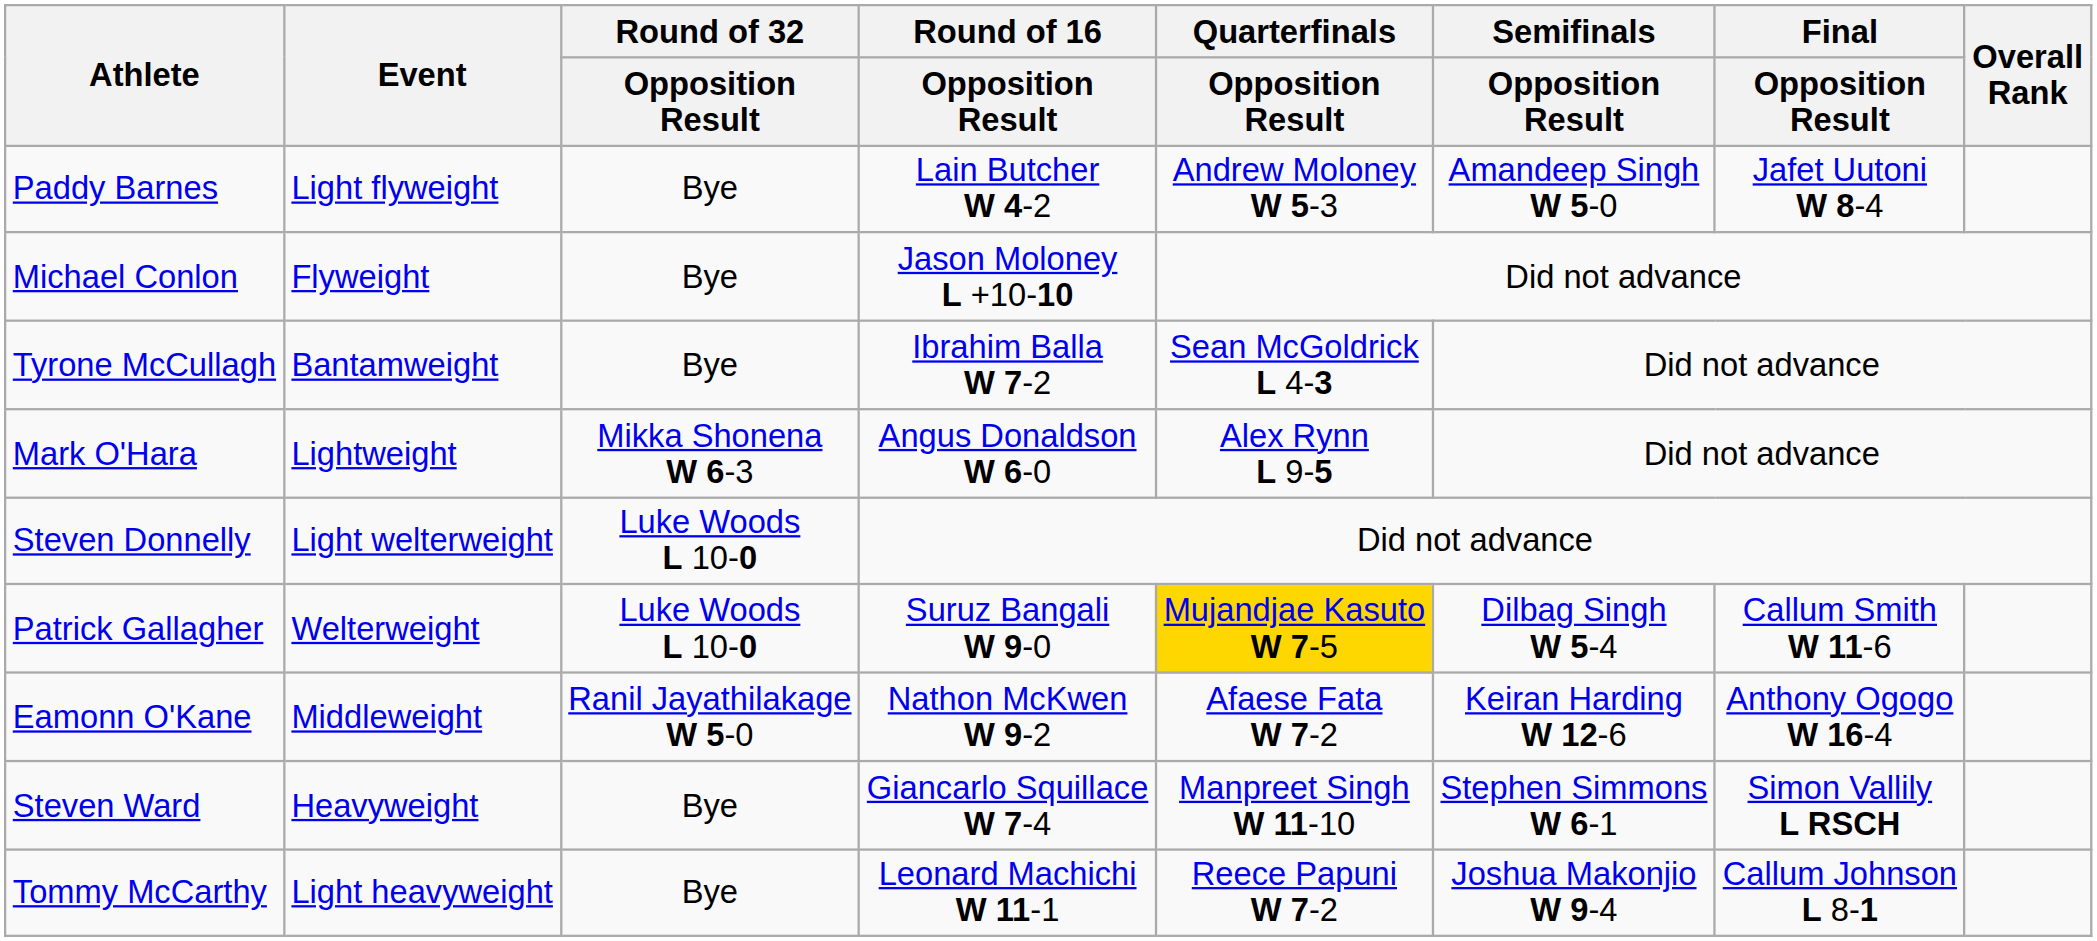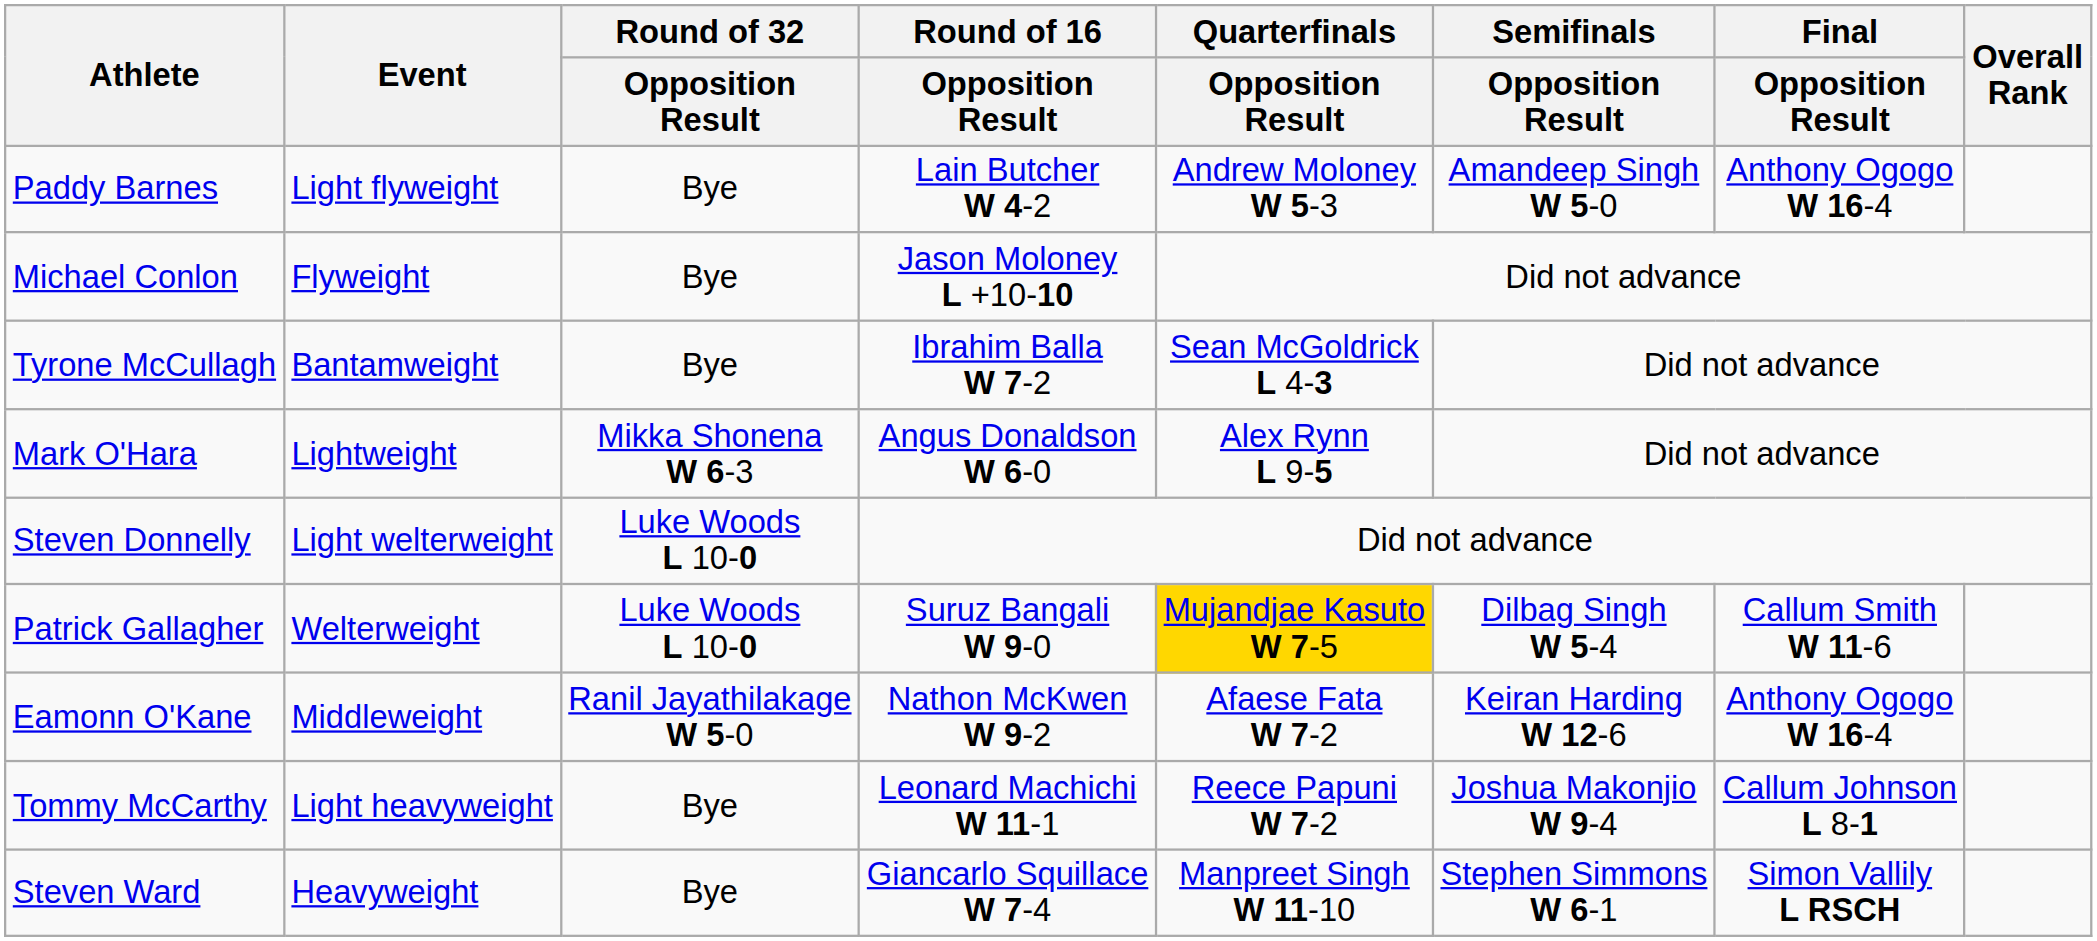(1840, 189) Jafet Uutoni W 8-4 -> (1840, 189) Anthony Ogogo W 16-4
rows swapped: (140, 893) <-> (107, 805)
